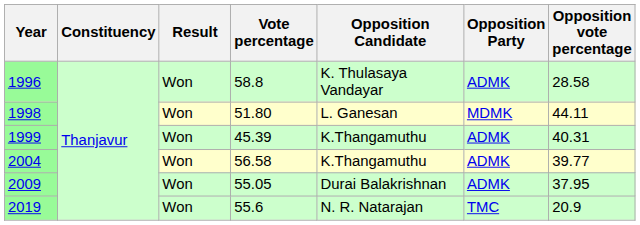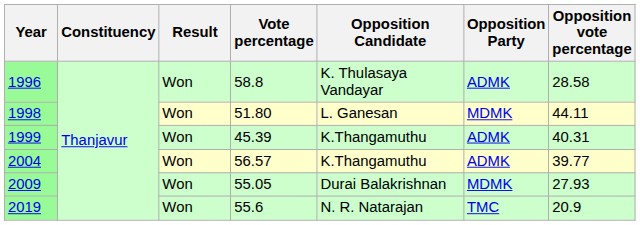(253, 160) 56.58 -> (253, 160) 56.57
(488, 184) ADMK -> (490, 184) MDMK
(571, 184) 37.95 -> (571, 184) 27.93
